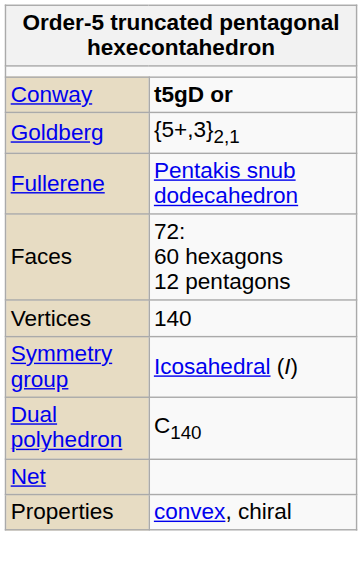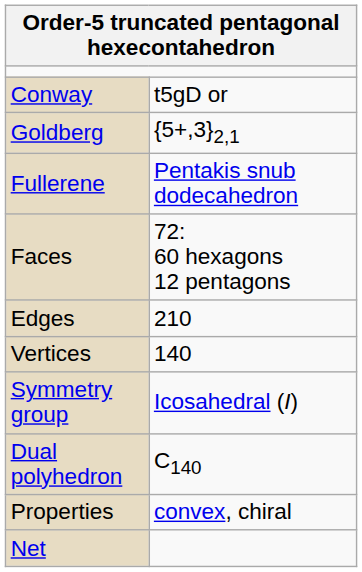(193, 94) bold -> (191, 94) normal
+ row: (43, 318)
rows swapped: (62, 512) <-> (28, 476)
